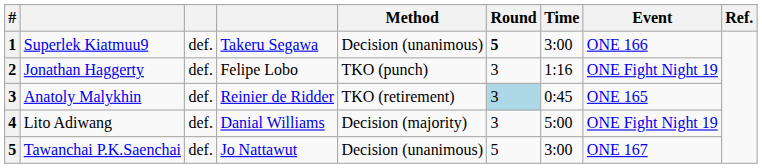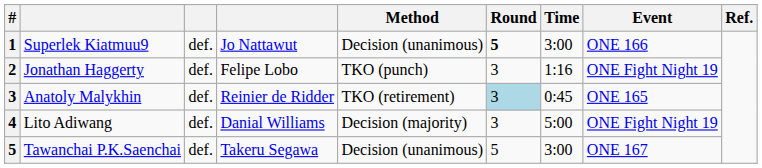(269, 44) Takeru Segawa -> (259, 44) Jo Nattawut
(259, 149) Jo Nattawut -> (269, 149) Takeru Segawa
